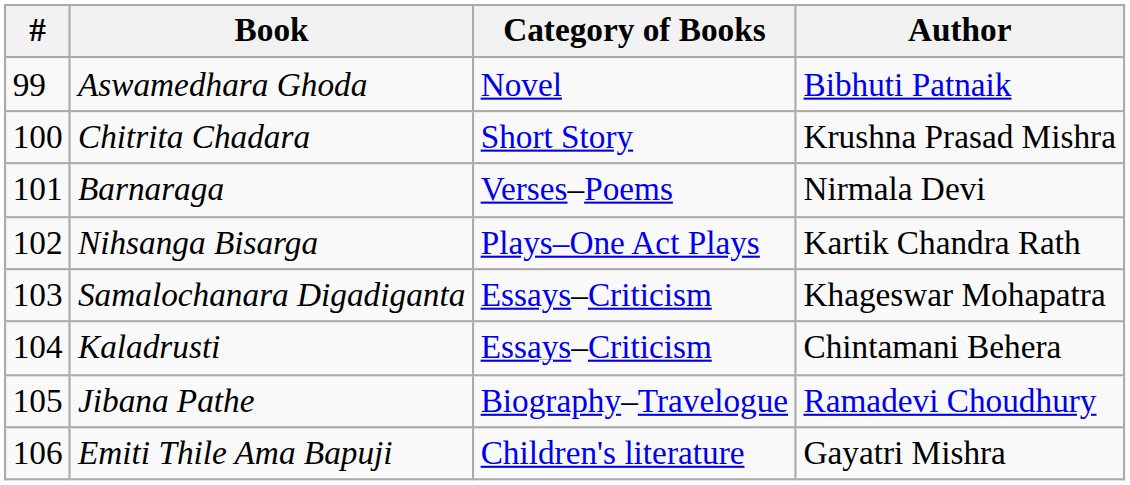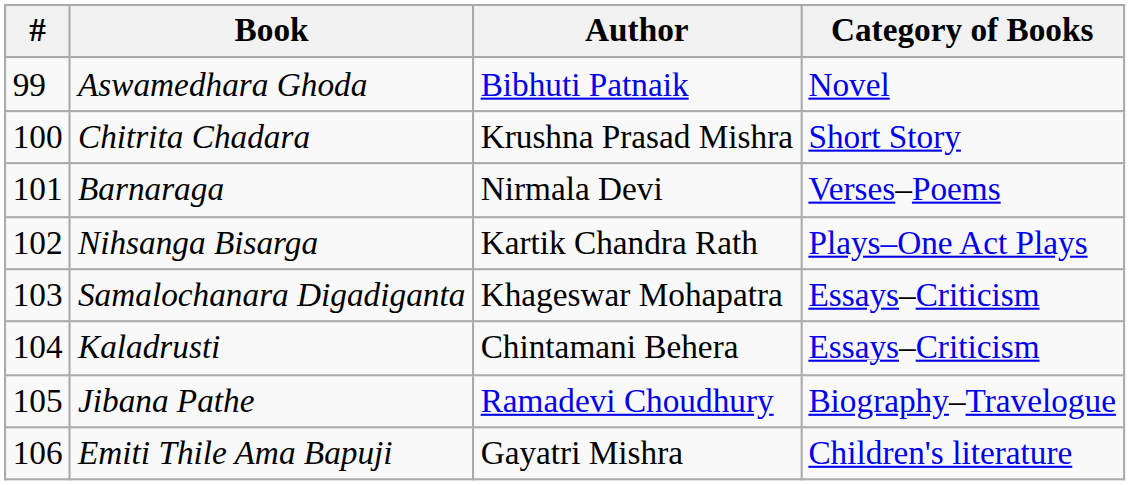columns swapped: (960, 30) <-> (634, 30)
